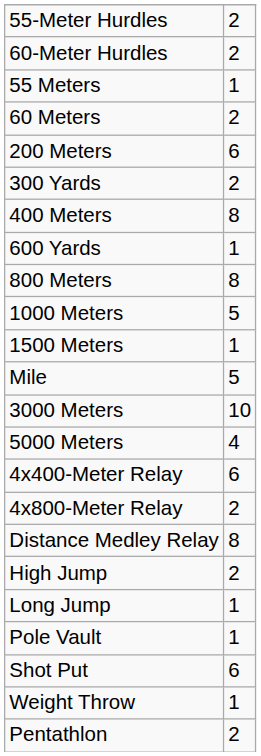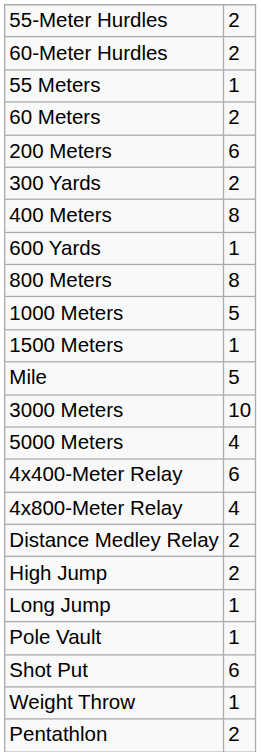(234, 507) 2 -> (234, 507) 4
(234, 540) 8 -> (234, 540) 2
